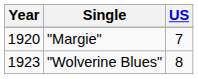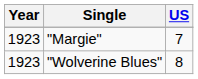(24, 39) 1920 -> (24, 39) 1923
